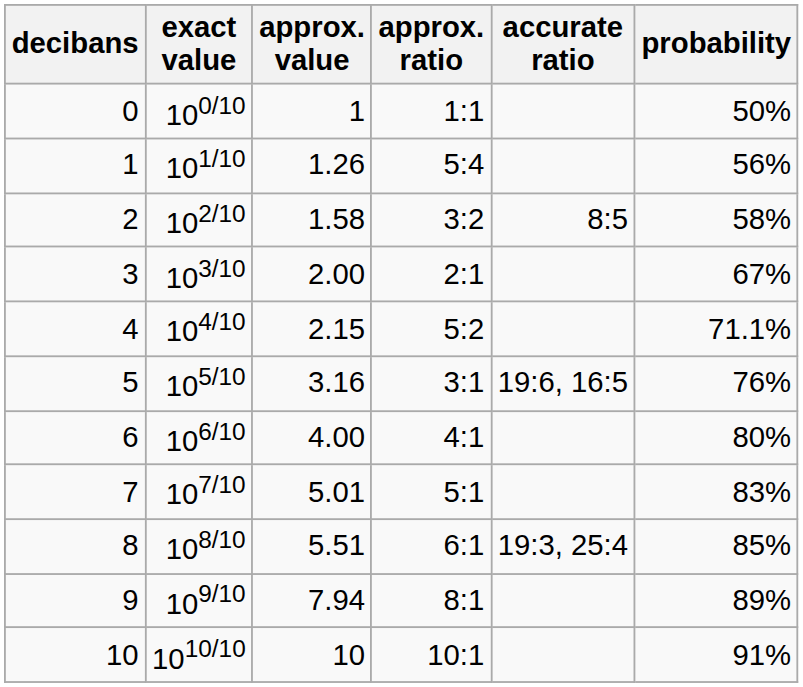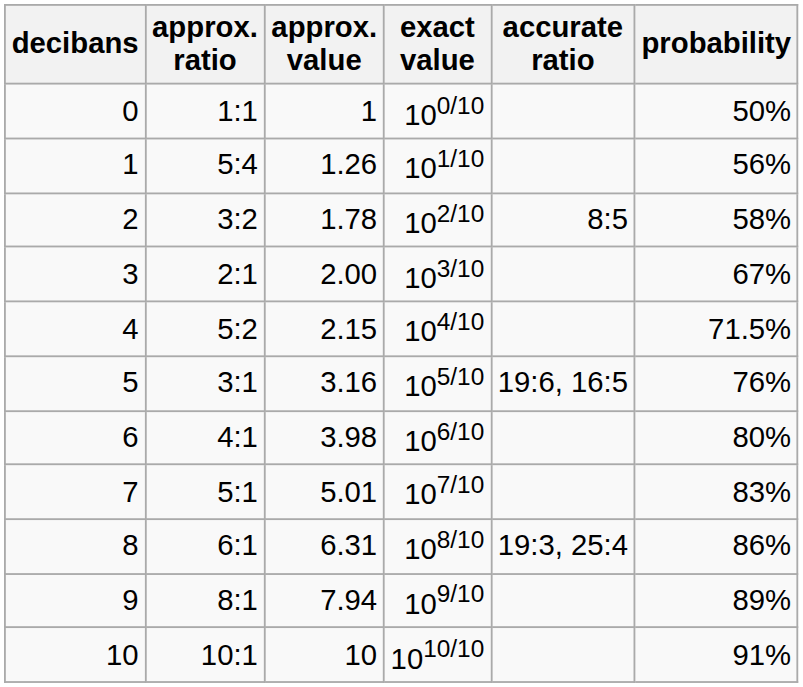columns swapped: (199, 44) <-> (431, 44)
(336, 219) 1.58 -> (349, 219) 1.78
(750, 328) 71.1% -> (750, 328) 71.5%
(336, 437) 4.00 -> (349, 437) 3.98
(336, 545) 5.51 -> (349, 545) 6.31
(762, 545) 85% -> (762, 545) 86%
